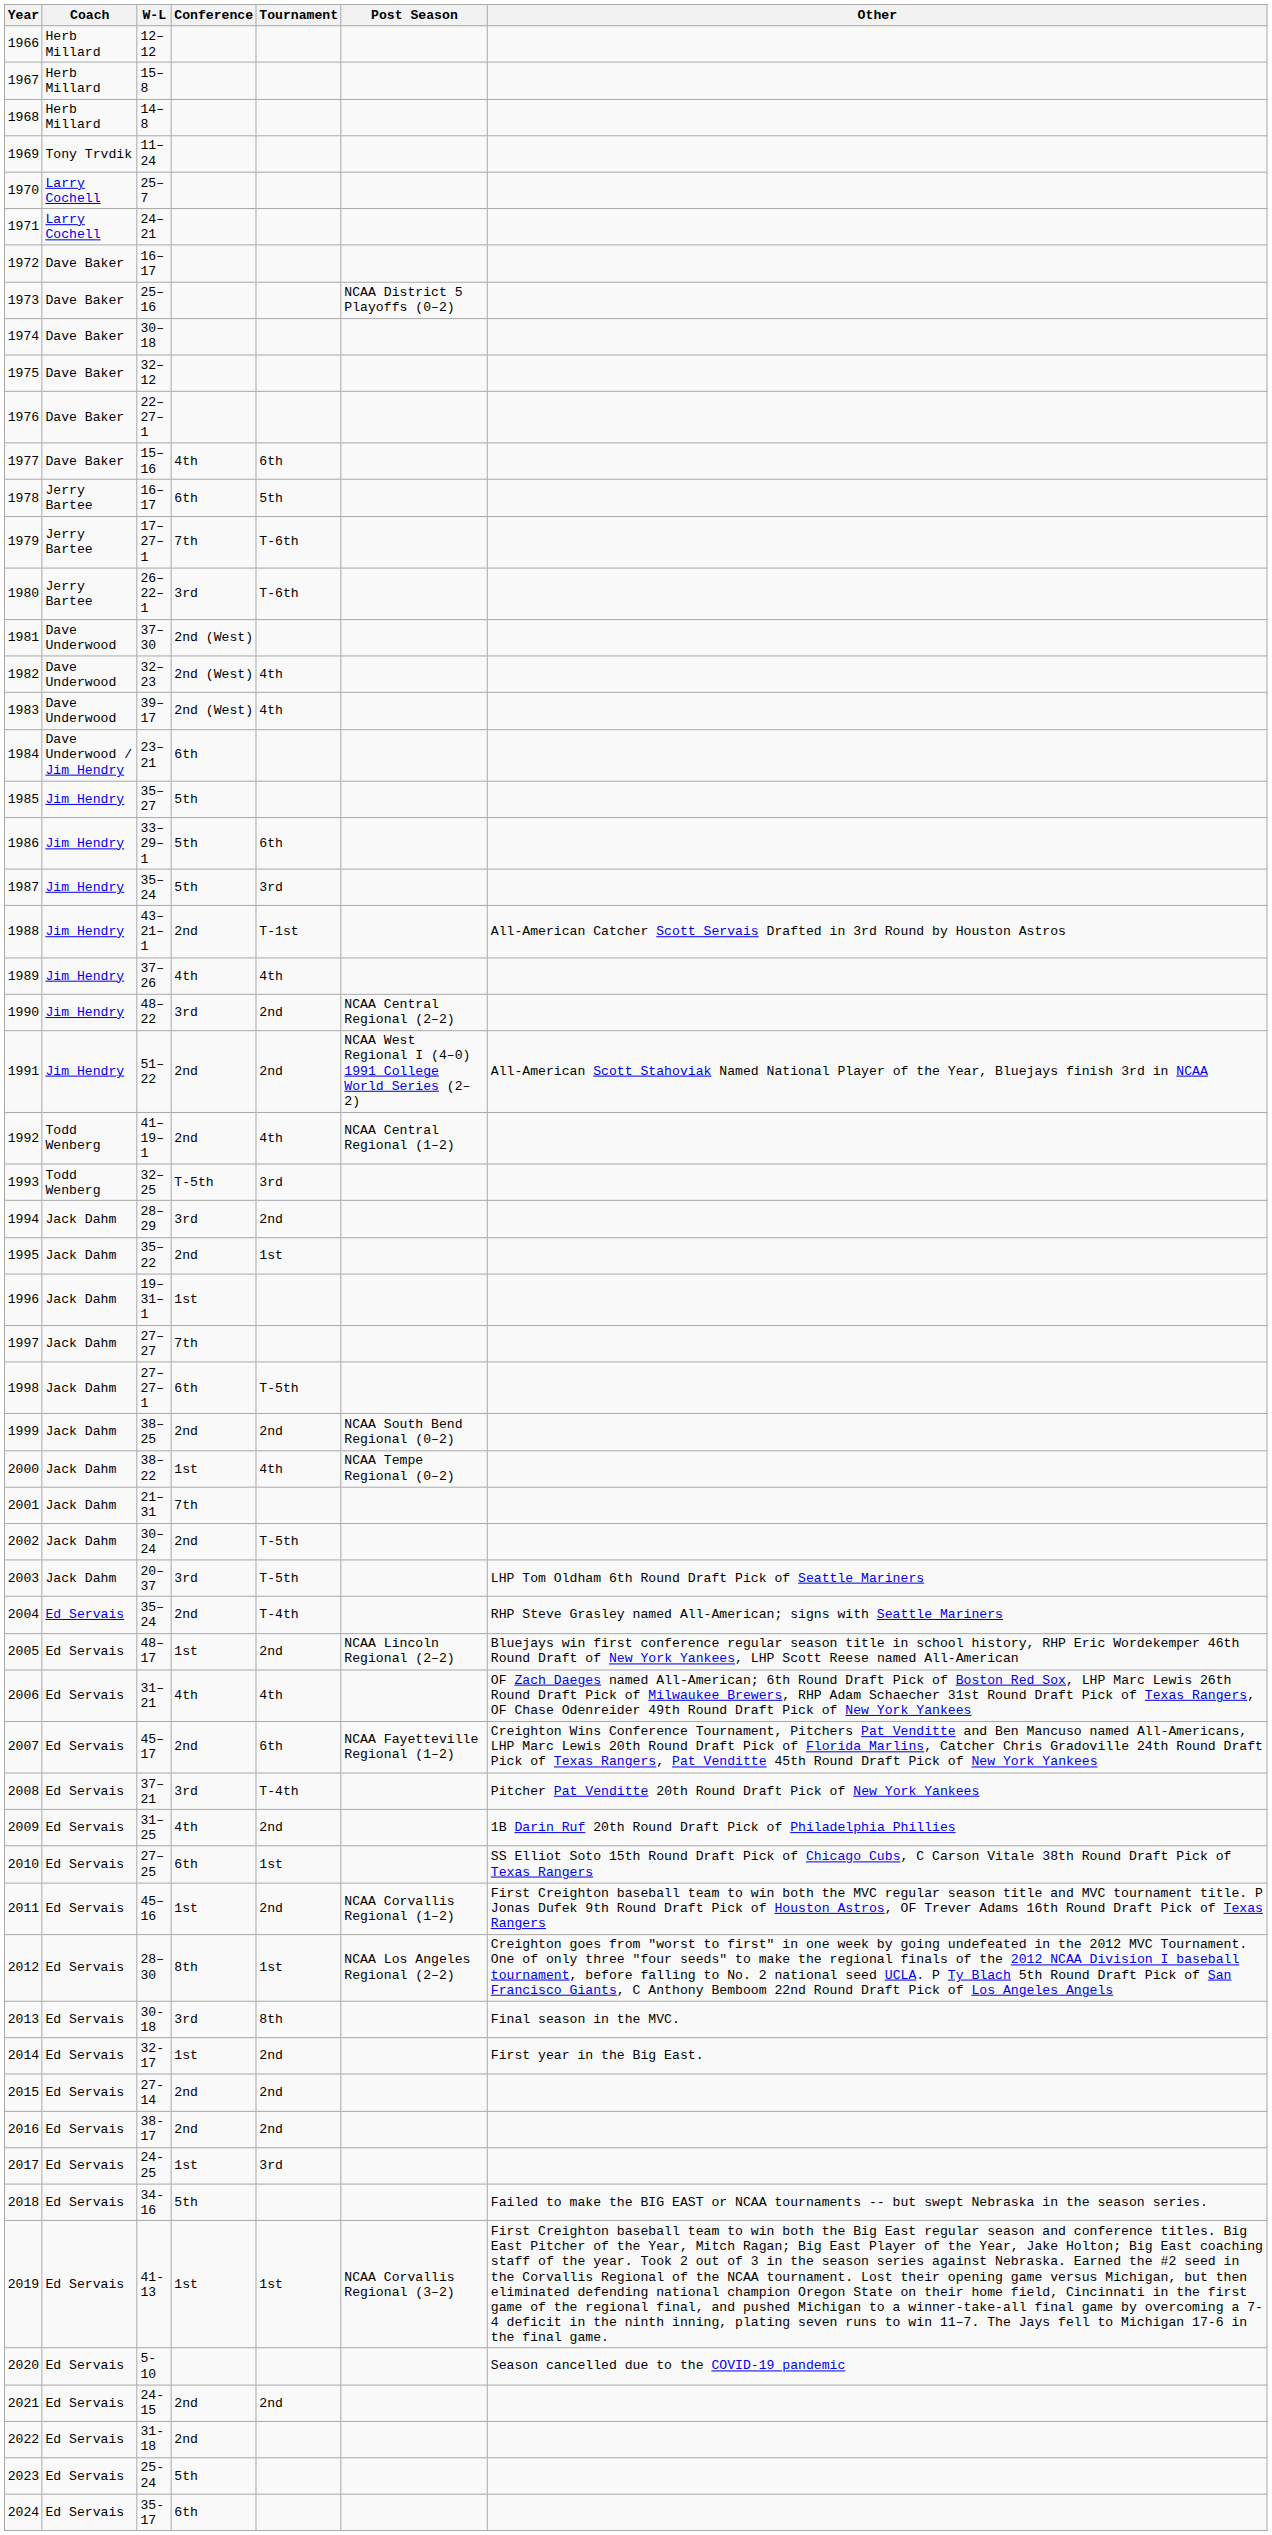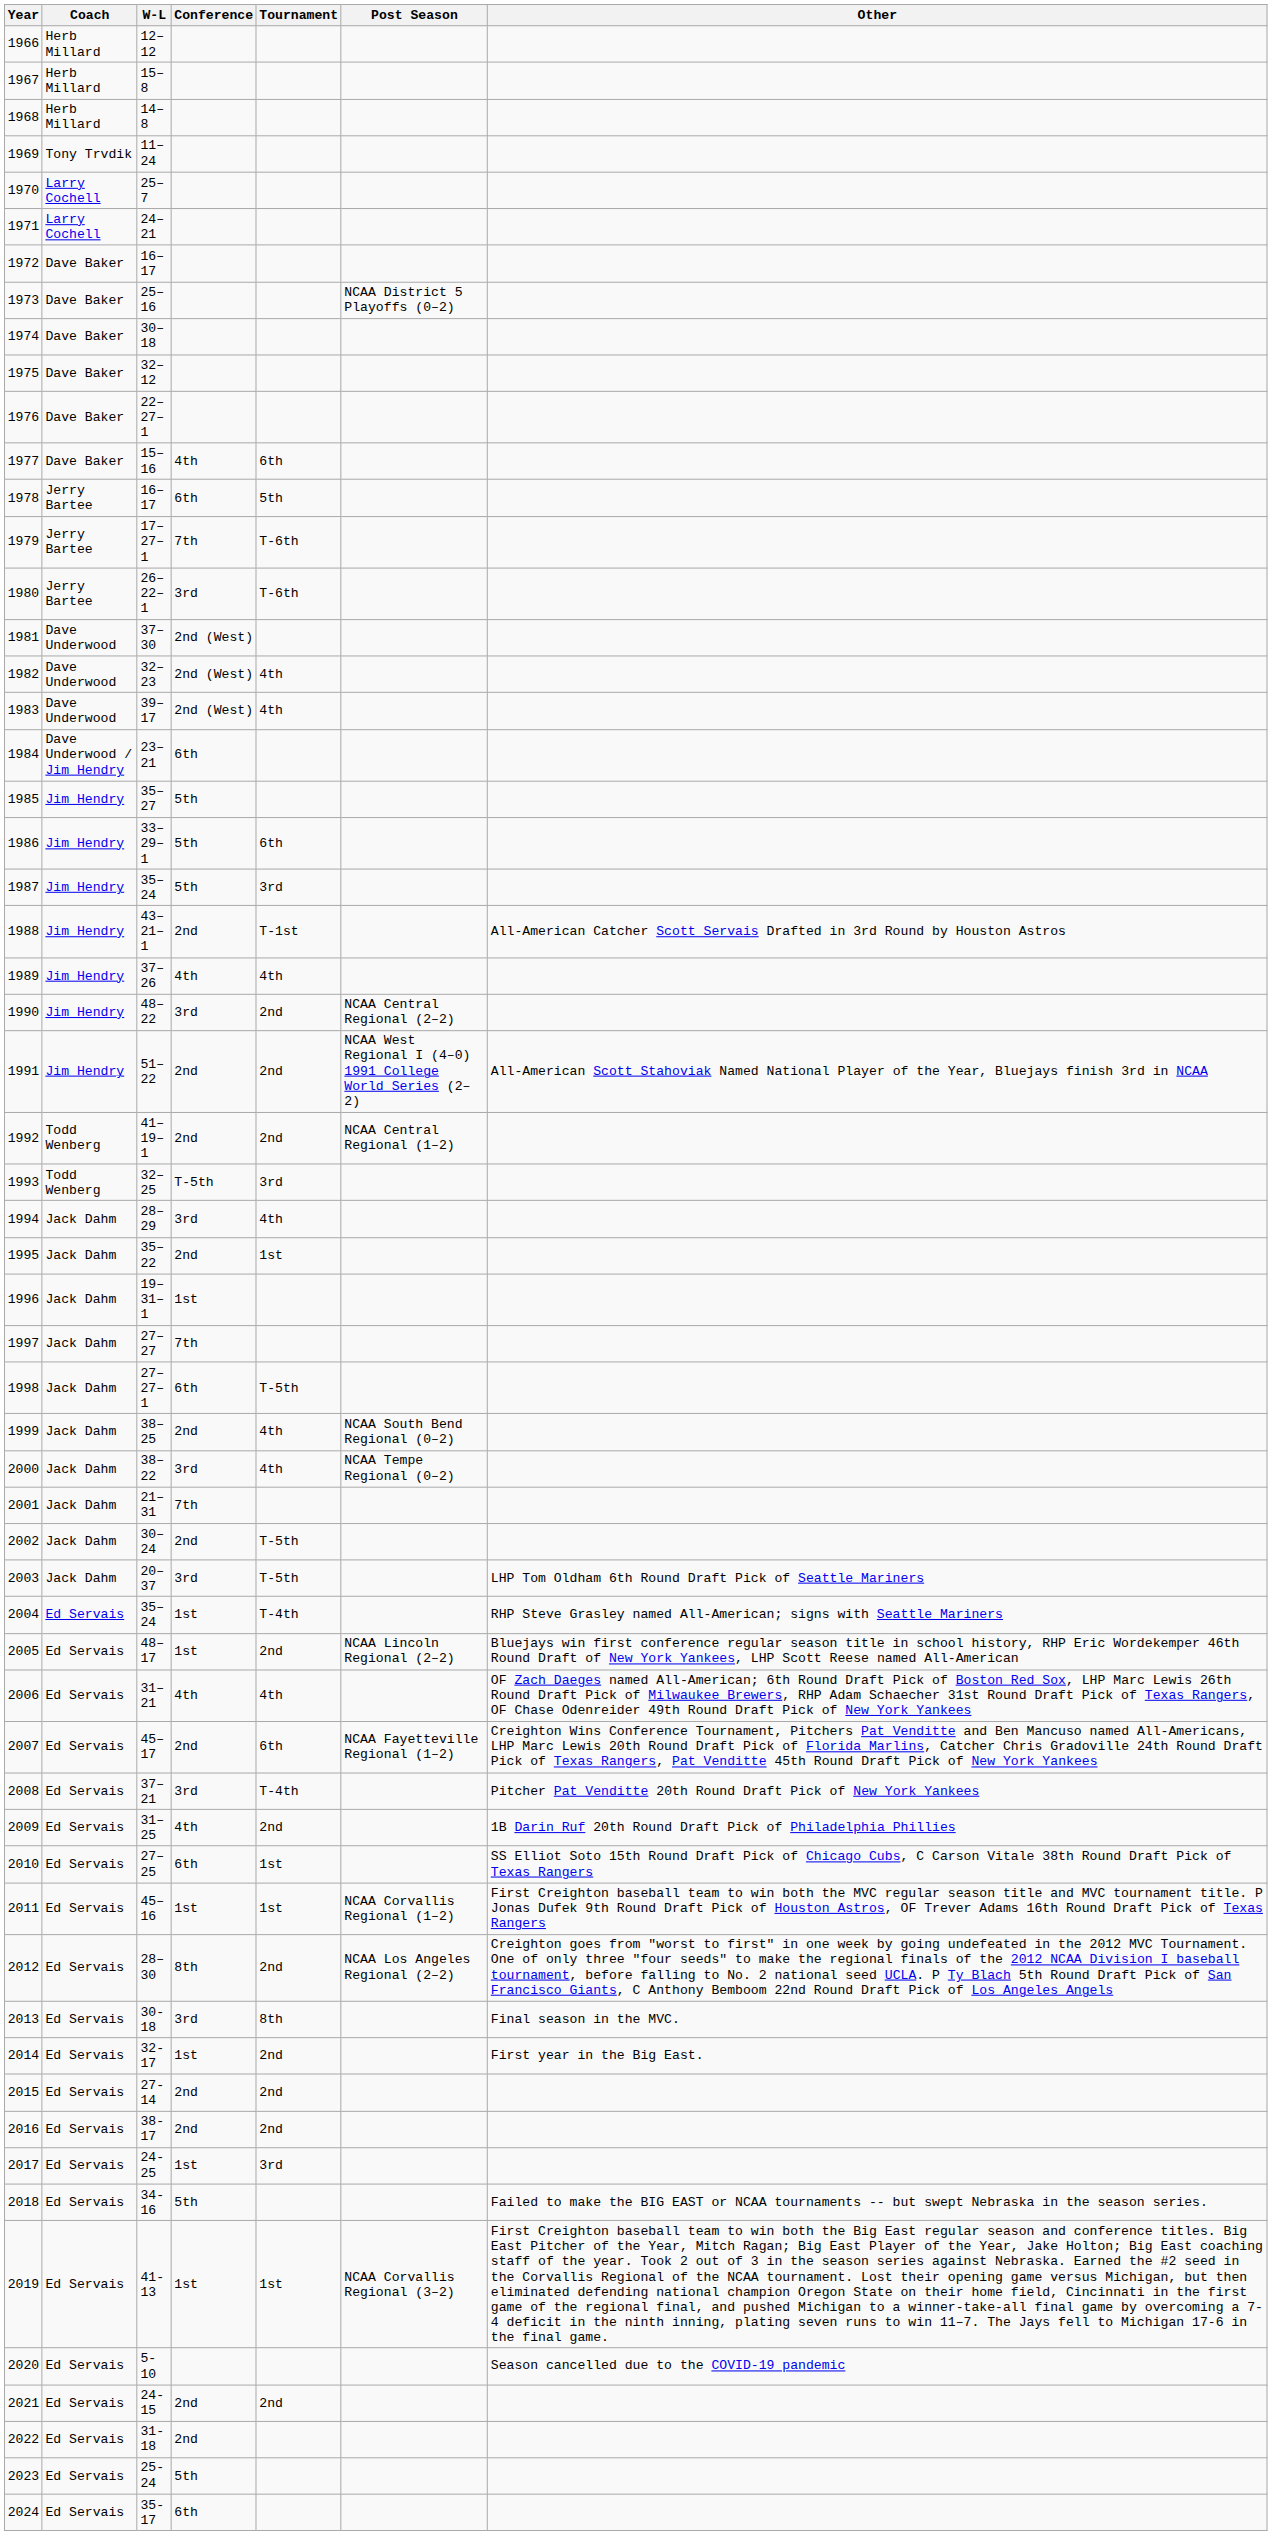(271, 1138) 4th -> (271, 1138) 2nd
(271, 1219) 2nd -> (271, 1219) 4th
(271, 1432) 2nd -> (271, 1432) 4th
(186, 1469) 1st -> (186, 1469) 3rd
(186, 1615) 2nd -> (186, 1615) 1st
(271, 1909) 2nd -> (271, 1909) 1st
(271, 1968) 1st -> (271, 1968) 2nd
